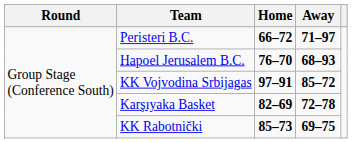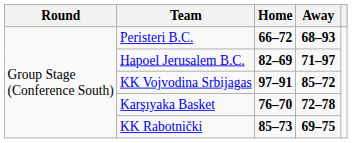(318, 38) 71–97 -> (318, 38) 68–93
(275, 60) 76–70 -> (275, 60) 82–69
(318, 60) 68–93 -> (318, 60) 71–97
(275, 105) 82–69 -> (275, 105) 76–70
